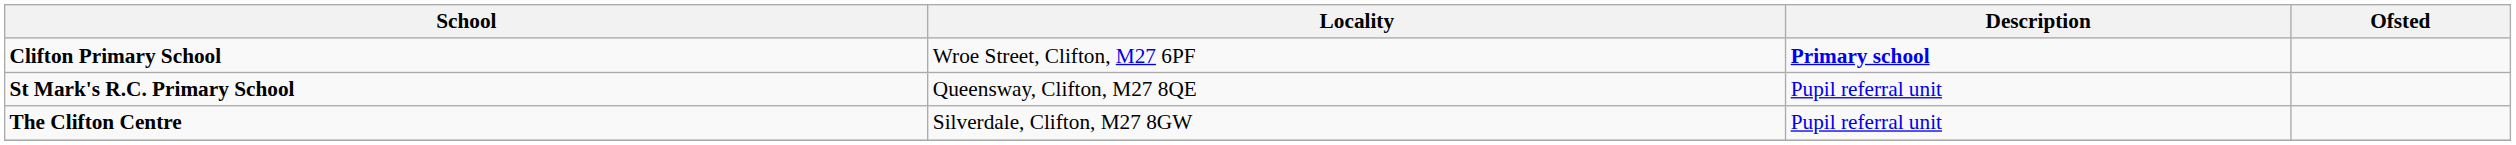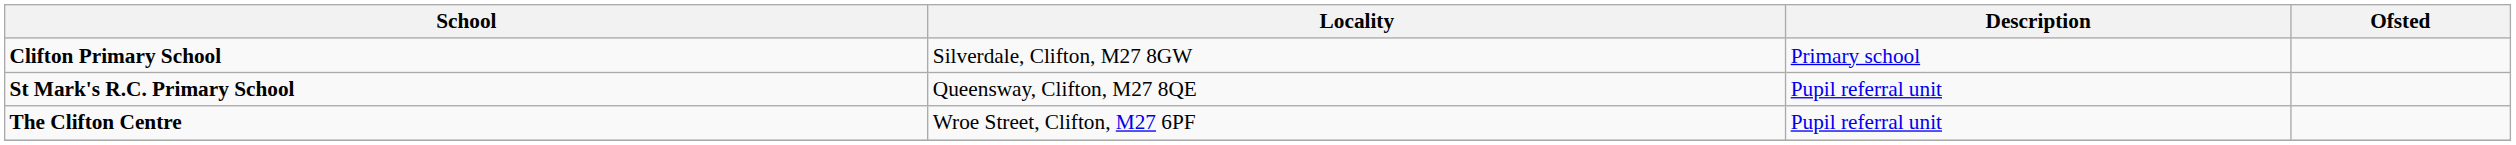(1064, 55) Wroe Street, Clifton, M27 6PF -> (1063, 55) Silverdale, Clifton, M27 8GW
(1860, 55) bold -> (1855, 55) normal
(1063, 122) Silverdale, Clifton, M27 8GW -> (1064, 122) Wroe Street, Clifton, M27 6PF
